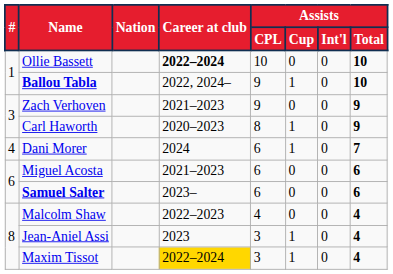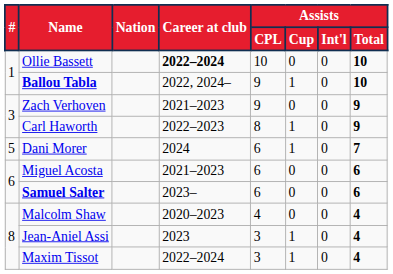(193, 127) 2020–2023 -> (193, 127) 2022–2023
(11, 148) 4 -> (11, 148) 5
(193, 214) 2022–2023 -> (193, 214) 2020–2023
(193, 258) gold background -> (193, 258) no background
